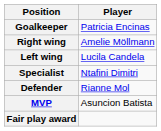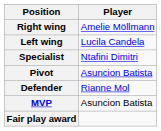- row: (41, 27)
+ row: (41, 73)
